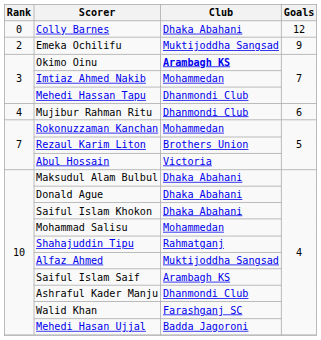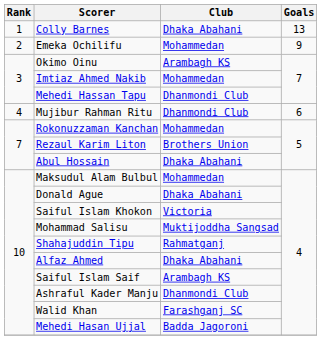(19, 29) 0 -> (19, 29) 1
(299, 29) 12 -> (299, 29) 13
(221, 46) Muktijoddha Sangsad -> (194, 46) Mohammedan
(197, 62) bold -> (197, 62) normal
(187, 161) Victoria -> (203, 161) Dhaka Abahani
(203, 178) Dhaka Abahani -> (194, 178) Mohammedan
(203, 211) Dhaka Abahani -> (187, 211) Victoria
(194, 227) Mohammedan -> (221, 227) Muktijoddha Sangsad
(221, 261) Muktijoddha Sangsad -> (203, 261) Dhaka Abahani
